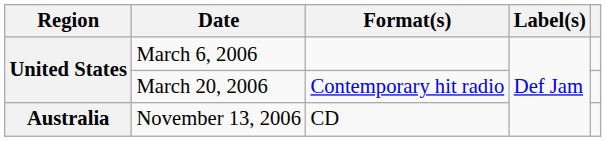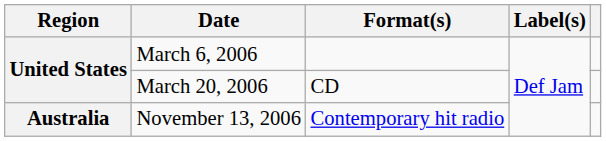(407, 86) Contemporary hit radio -> (325, 86) CD
(325, 119) CD -> (407, 119) Contemporary hit radio
